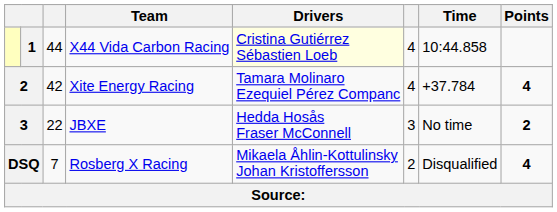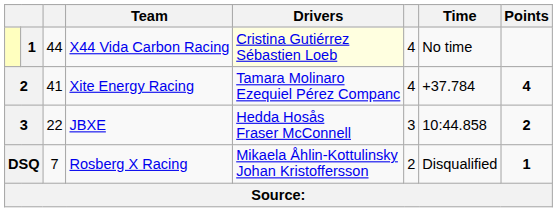(455, 47) 10:44.858 -> (447, 47) No time
(54, 86) 42 -> (54, 86) 41
(447, 125) No time -> (455, 125) 10:44.858
(527, 164) 4 -> (527, 164) 1
